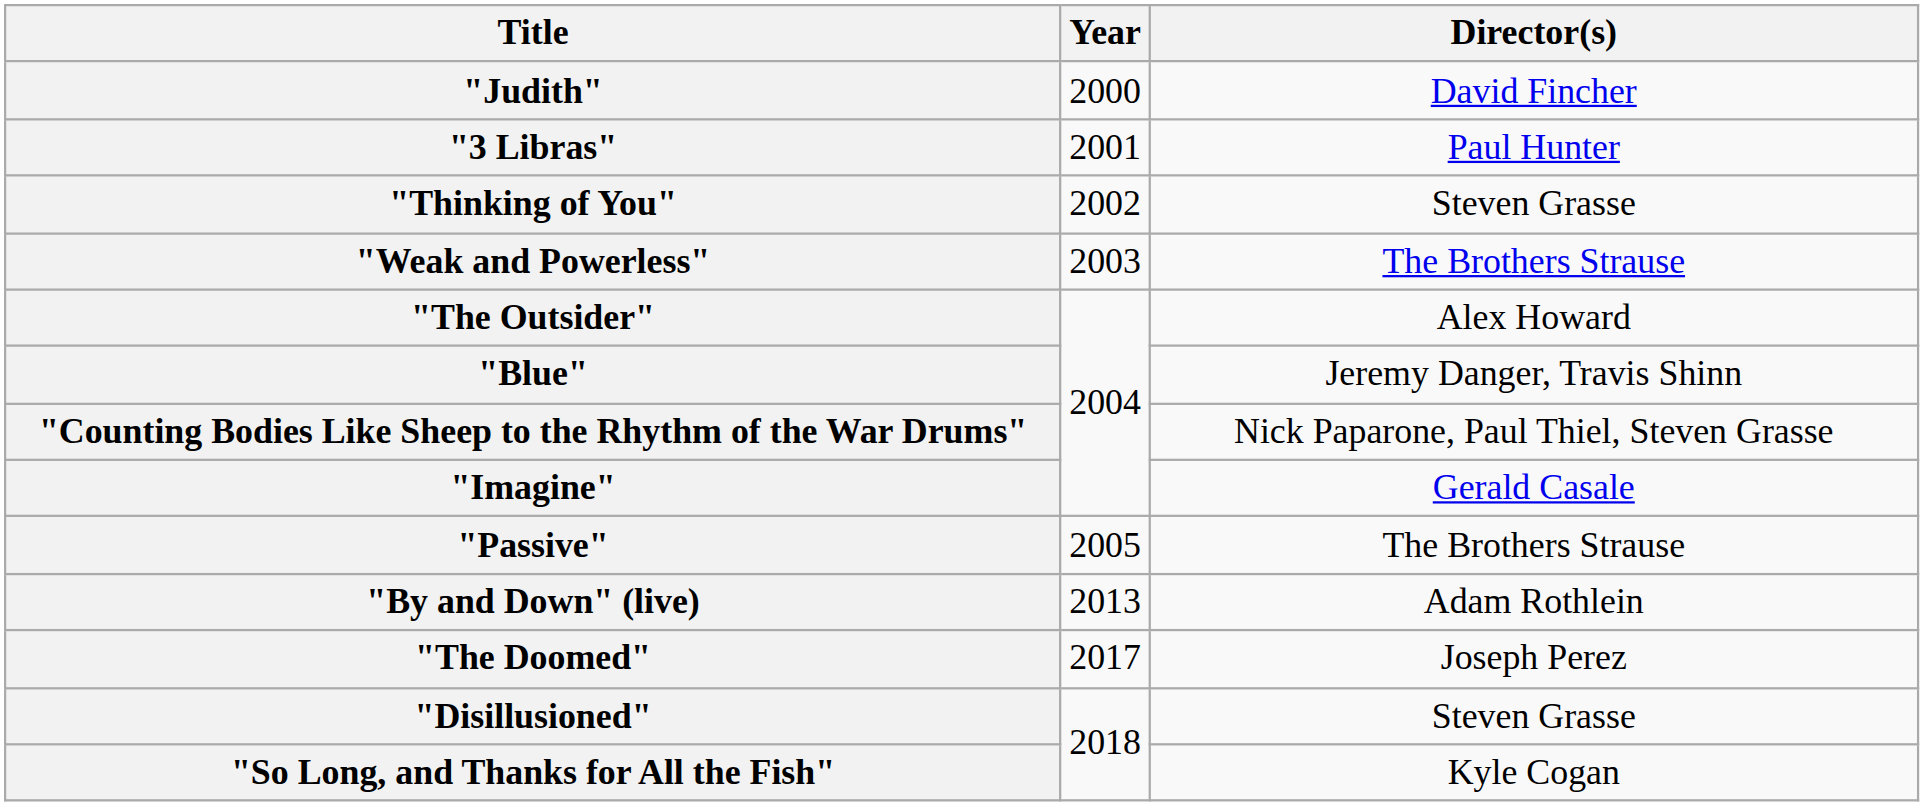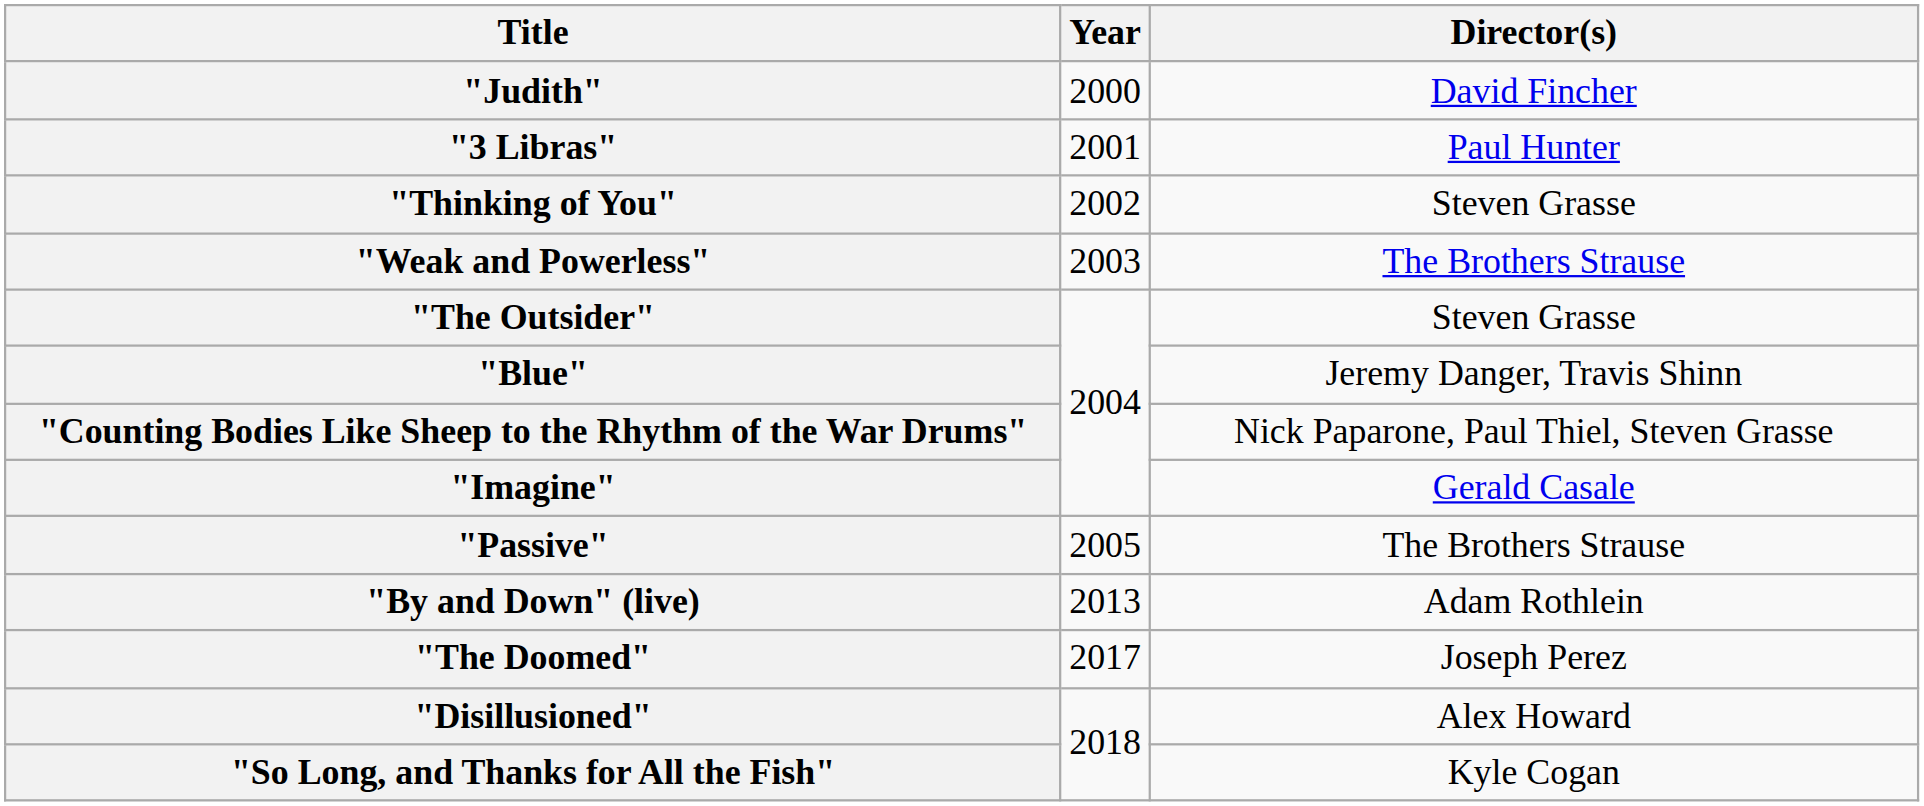(1534, 317) Alex Howard -> (1534, 317) Steven Grasse
(1534, 714) Steven Grasse -> (1534, 714) Alex Howard
